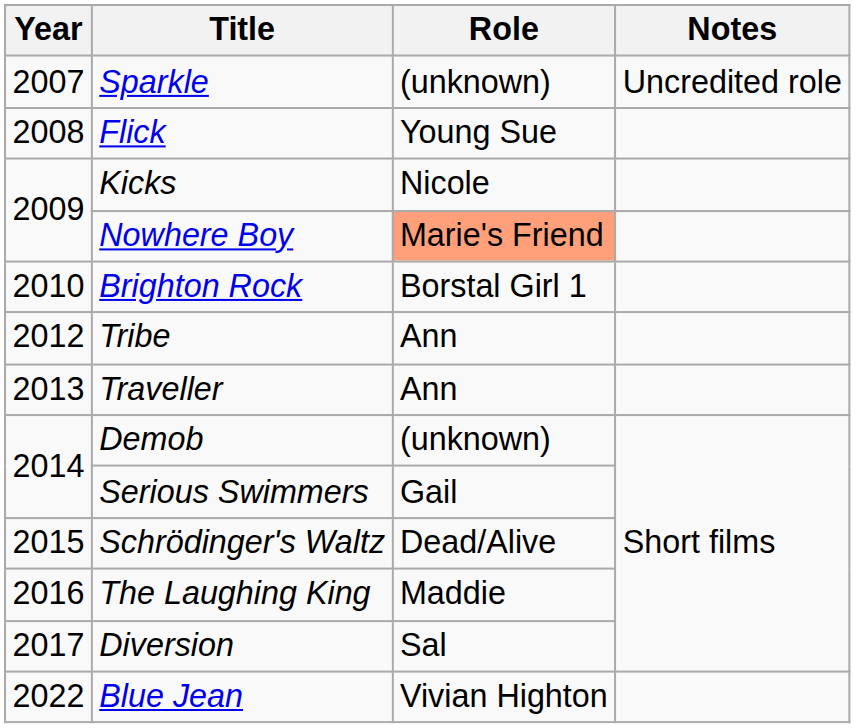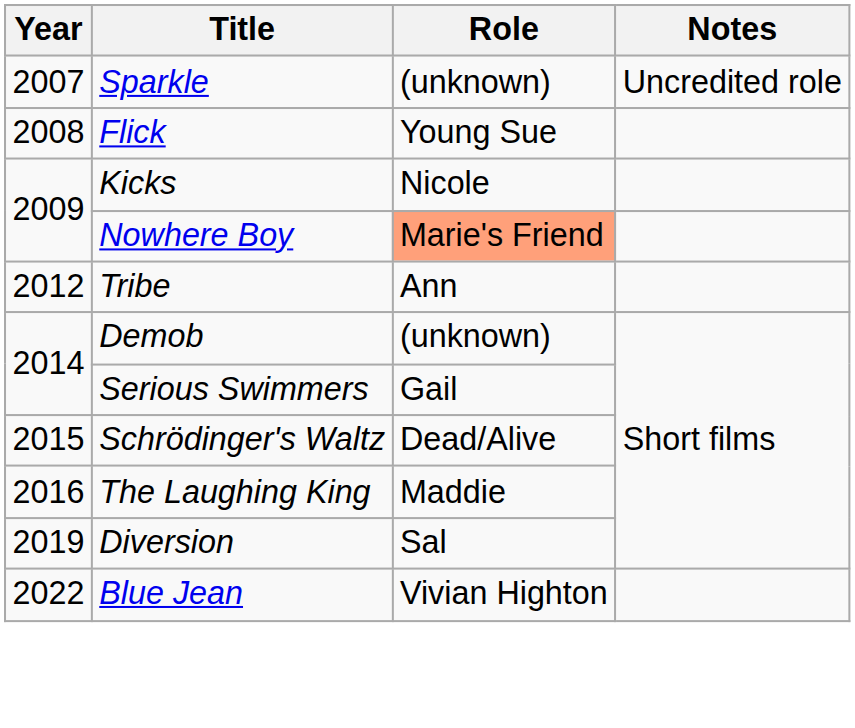- row: (201, 286)
- row: (161, 388)
(48, 645) 2017 -> (48, 542) 2019
